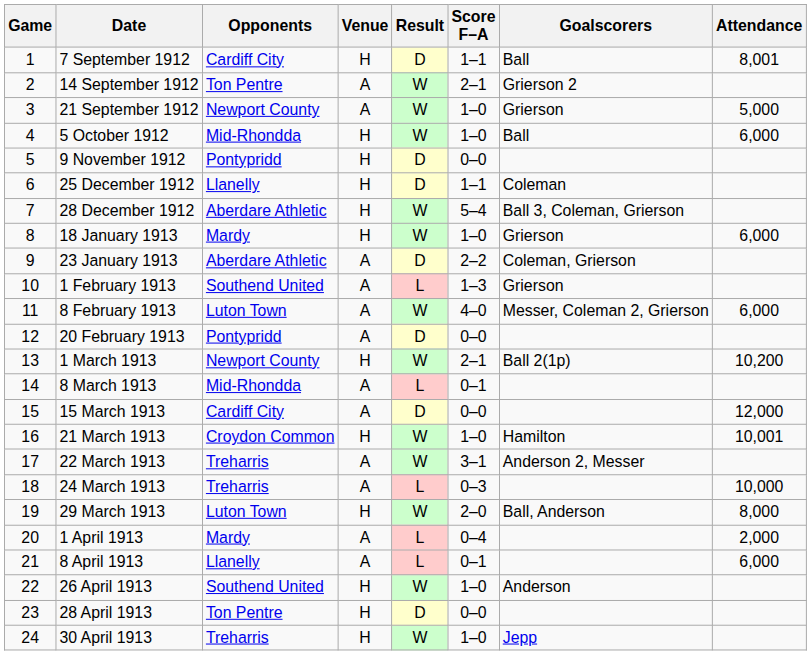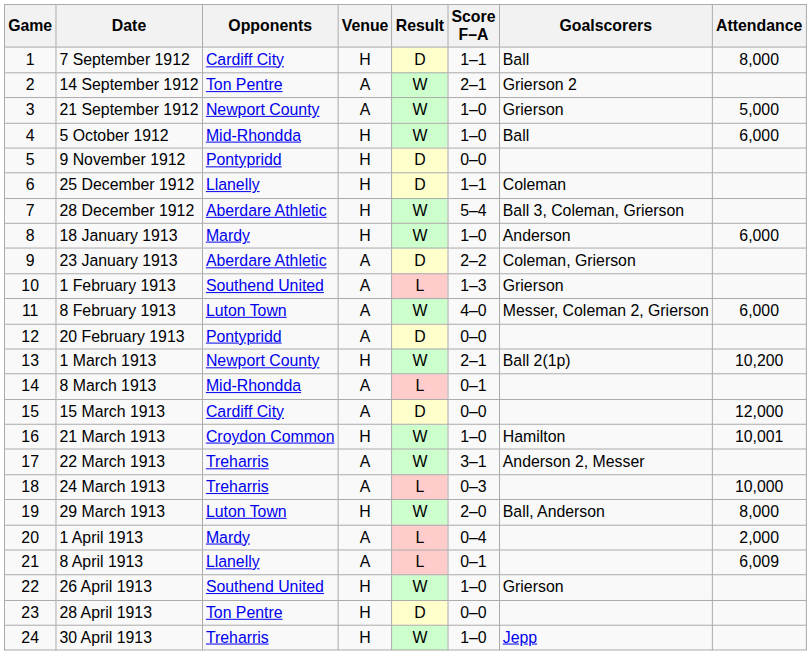(759, 60) 8,001 -> (759, 60) 8,000
(533, 235) Grierson -> (537, 235) Anderson
(759, 562) 6,000 -> (759, 562) 6,009
(537, 587) Anderson -> (533, 587) Grierson
